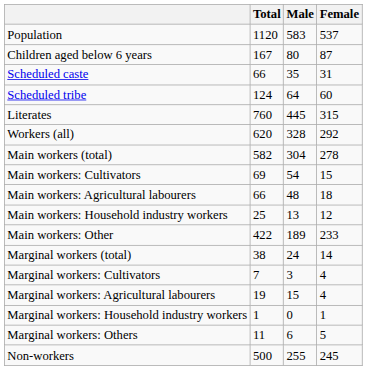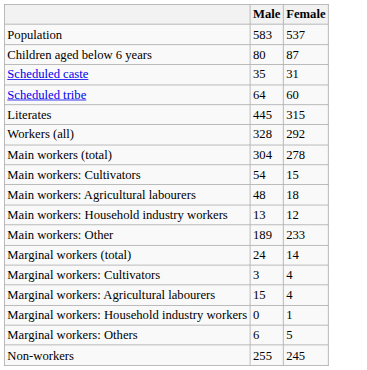- column: (267, 14)
